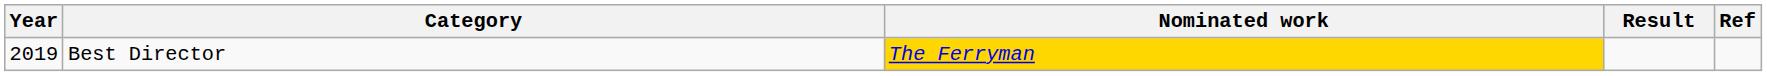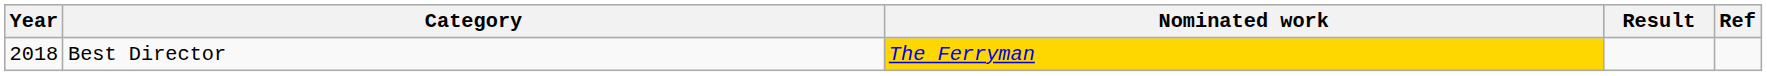(34, 54) 2019 -> (34, 54) 2018
